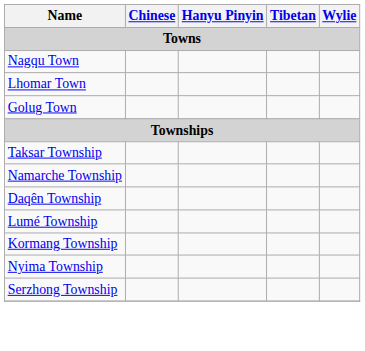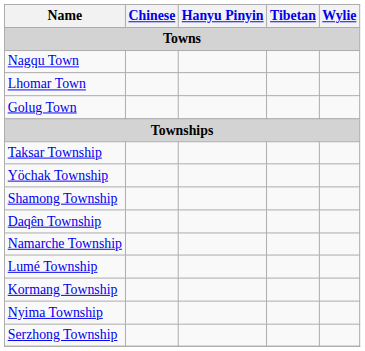+ row: (58, 175)
+ row: (63, 198)
rows swapped: (65, 175) <-> (54, 198)
